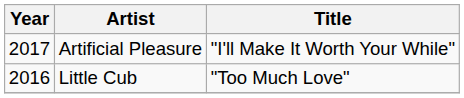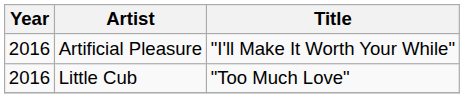(30, 48) 2017 -> (30, 48) 2016
